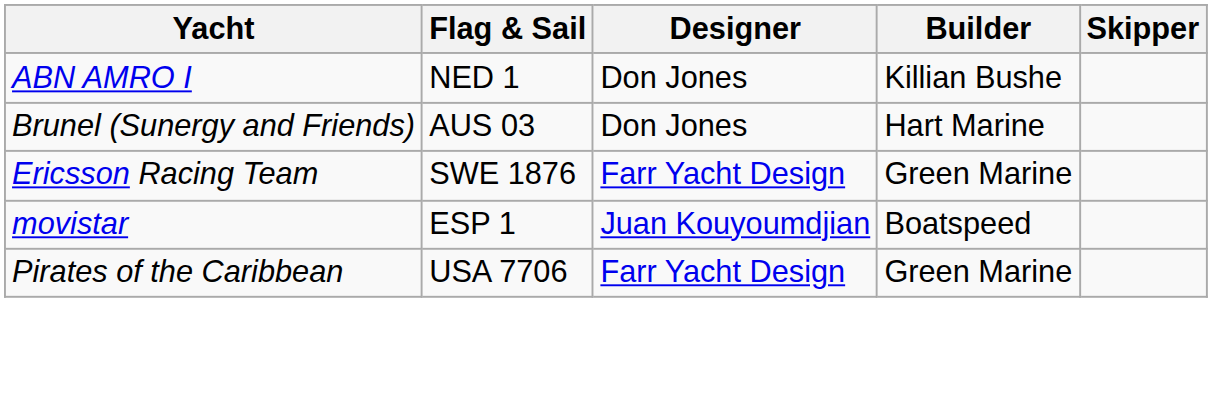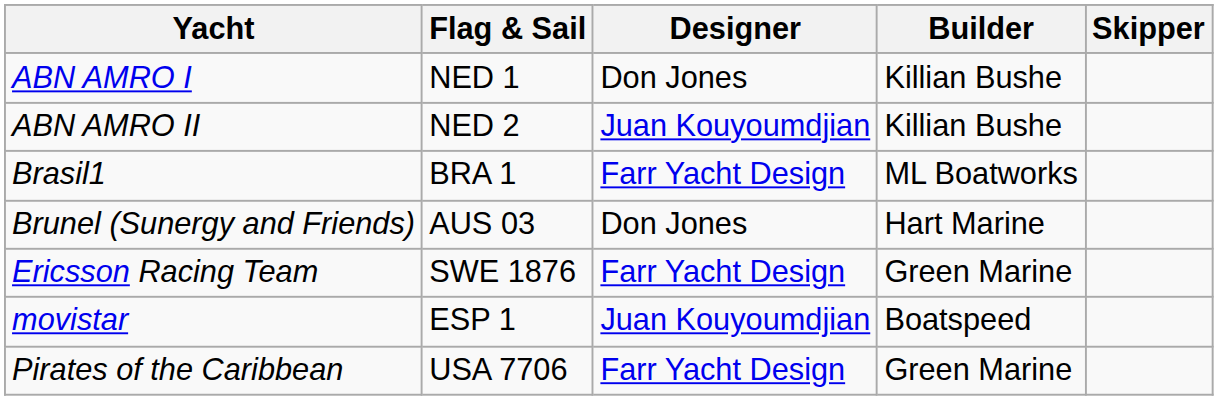+ row: (106, 126)
+ row: (59, 175)
